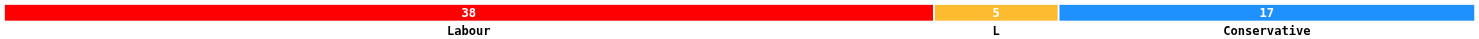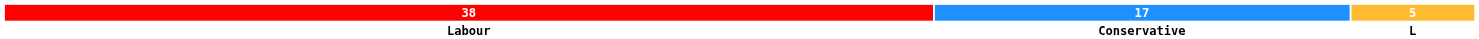columns swapped: (1267, 13) <-> (996, 13)
